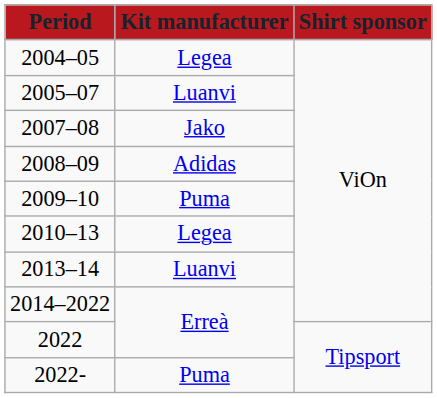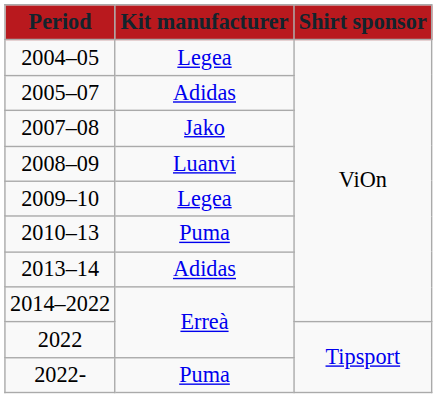(204, 92) Luanvi -> (204, 92) Adidas
(204, 163) Adidas -> (204, 163) Luanvi
(204, 198) Puma -> (204, 198) Legea
(204, 233) Legea -> (204, 233) Puma
(204, 269) Luanvi -> (204, 269) Adidas
